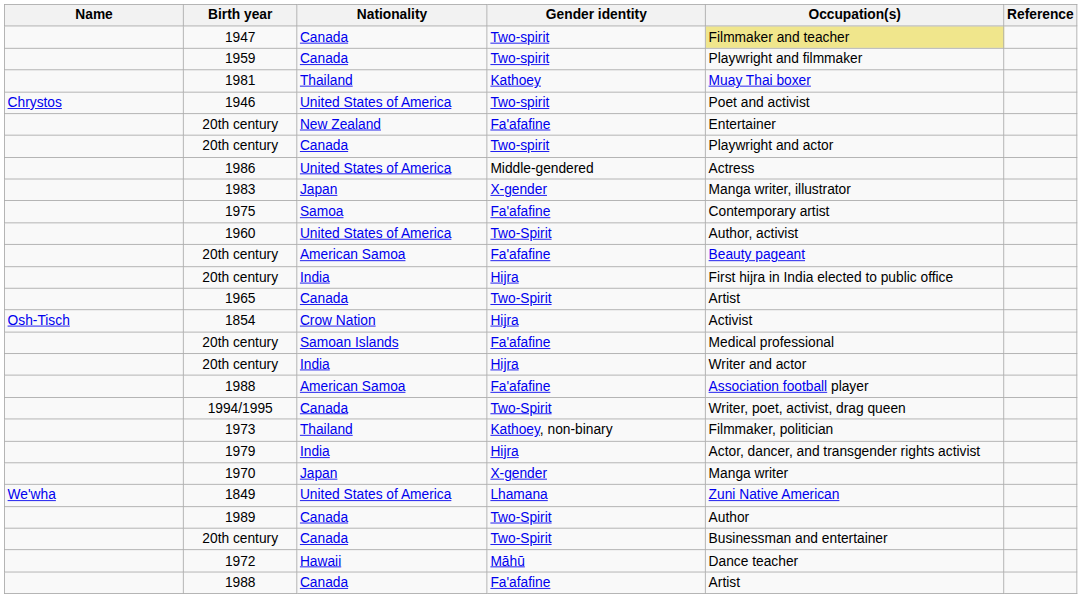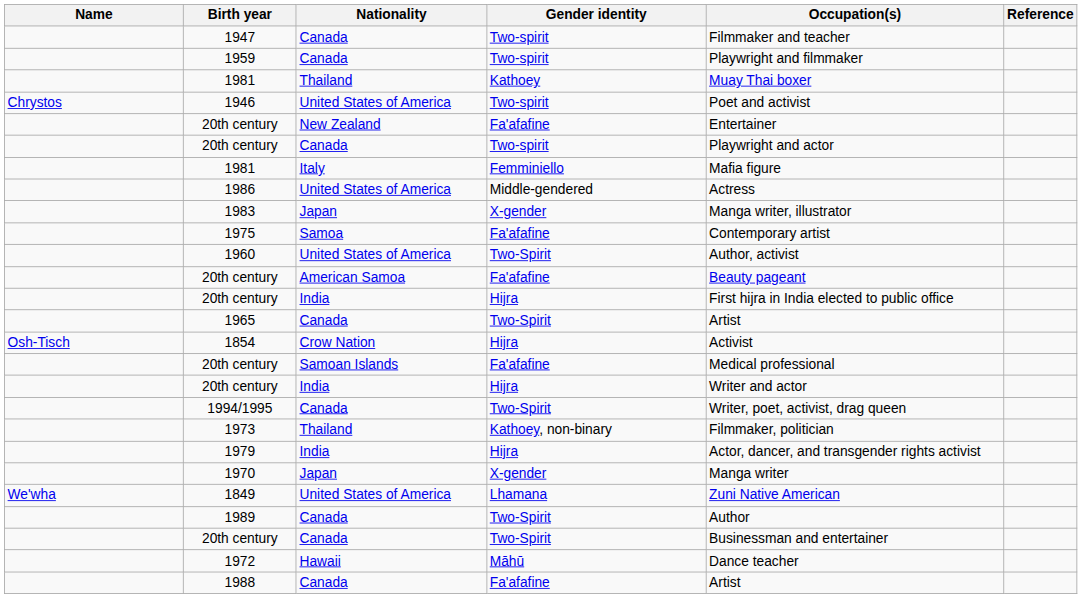(779, 37) khaki background -> (779, 37) no background
+ row: (240, 168)
- row: (240, 386)
